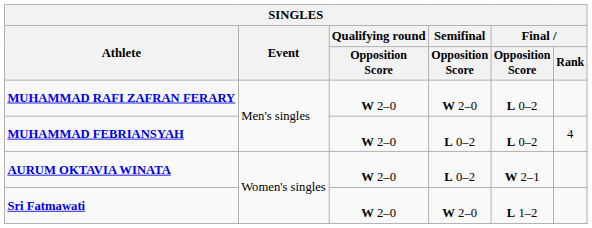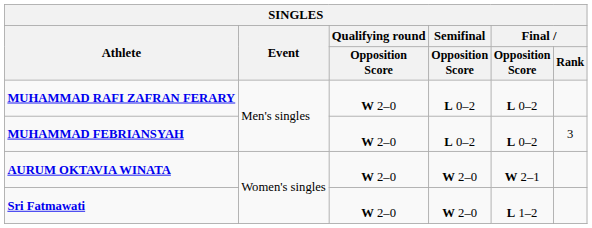(460, 105) W 2–0 -> (460, 105) L 0–2
(570, 134) 4 -> (570, 134) 3
(460, 177) L 0–2 -> (460, 177) W 2–0
